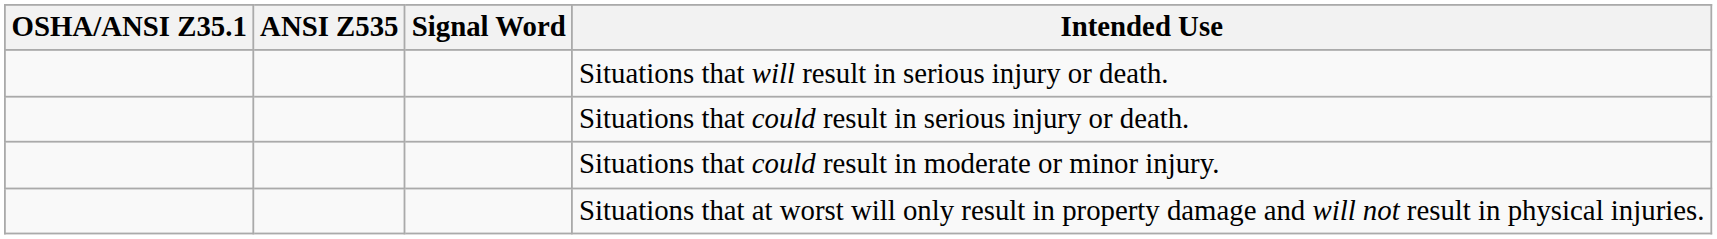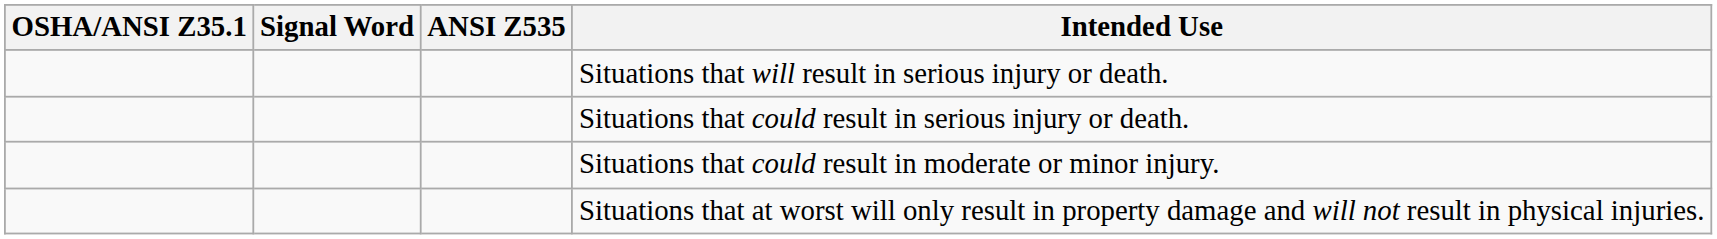columns swapped: (329, 27) <-> (489, 27)
